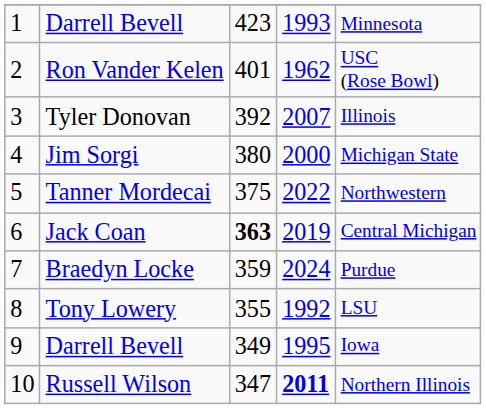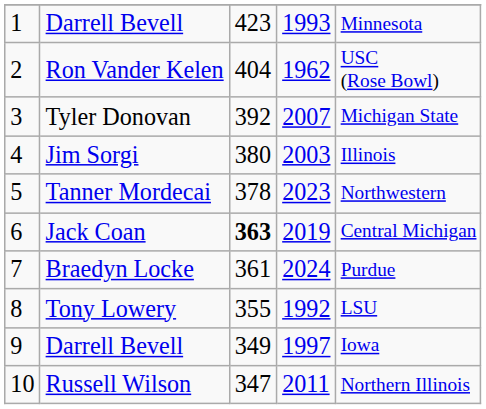(253, 70) 401 -> (253, 70) 404
(368, 116) Illinois -> (399, 116) Michigan State
(306, 154) 2000 -> (306, 154) 2003
(399, 154) Michigan State -> (368, 154) Illinois
(253, 193) 375 -> (253, 193) 378
(306, 193) 2022 -> (306, 193) 2023
(253, 269) 359 -> (253, 269) 361
(306, 346) 1995 -> (306, 346) 1997
(306, 384) bold -> (306, 384) normal
